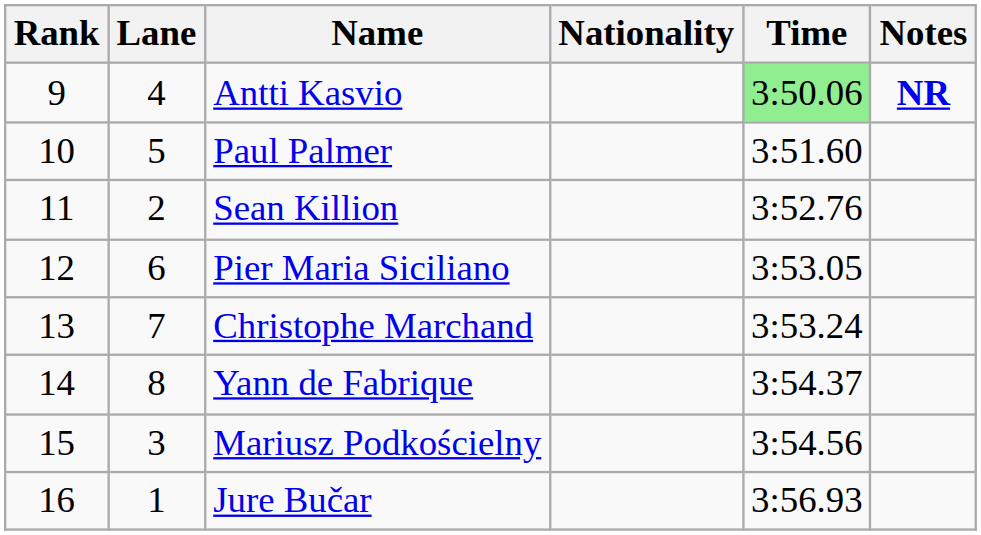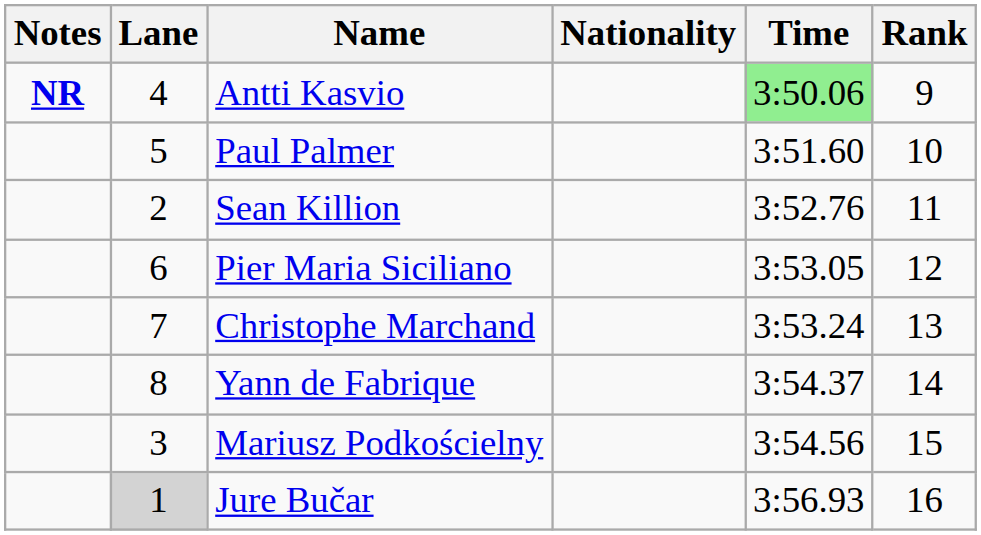columns swapped: (57, 33) <-> (923, 33)
(156, 500) no background -> (158, 500) lightgrey background
